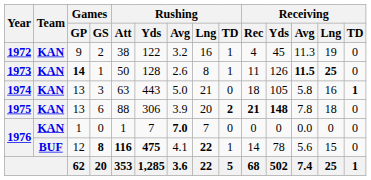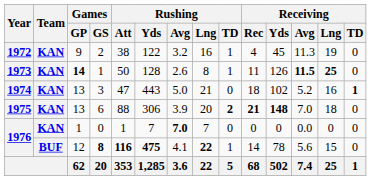(123, 90) 63 -> (123, 90) 47
(279, 90) 105 -> (279, 90) 102
(305, 90) 5.8 -> (305, 90) 5.2
(305, 109) 7.8 -> (305, 109) 7.0
